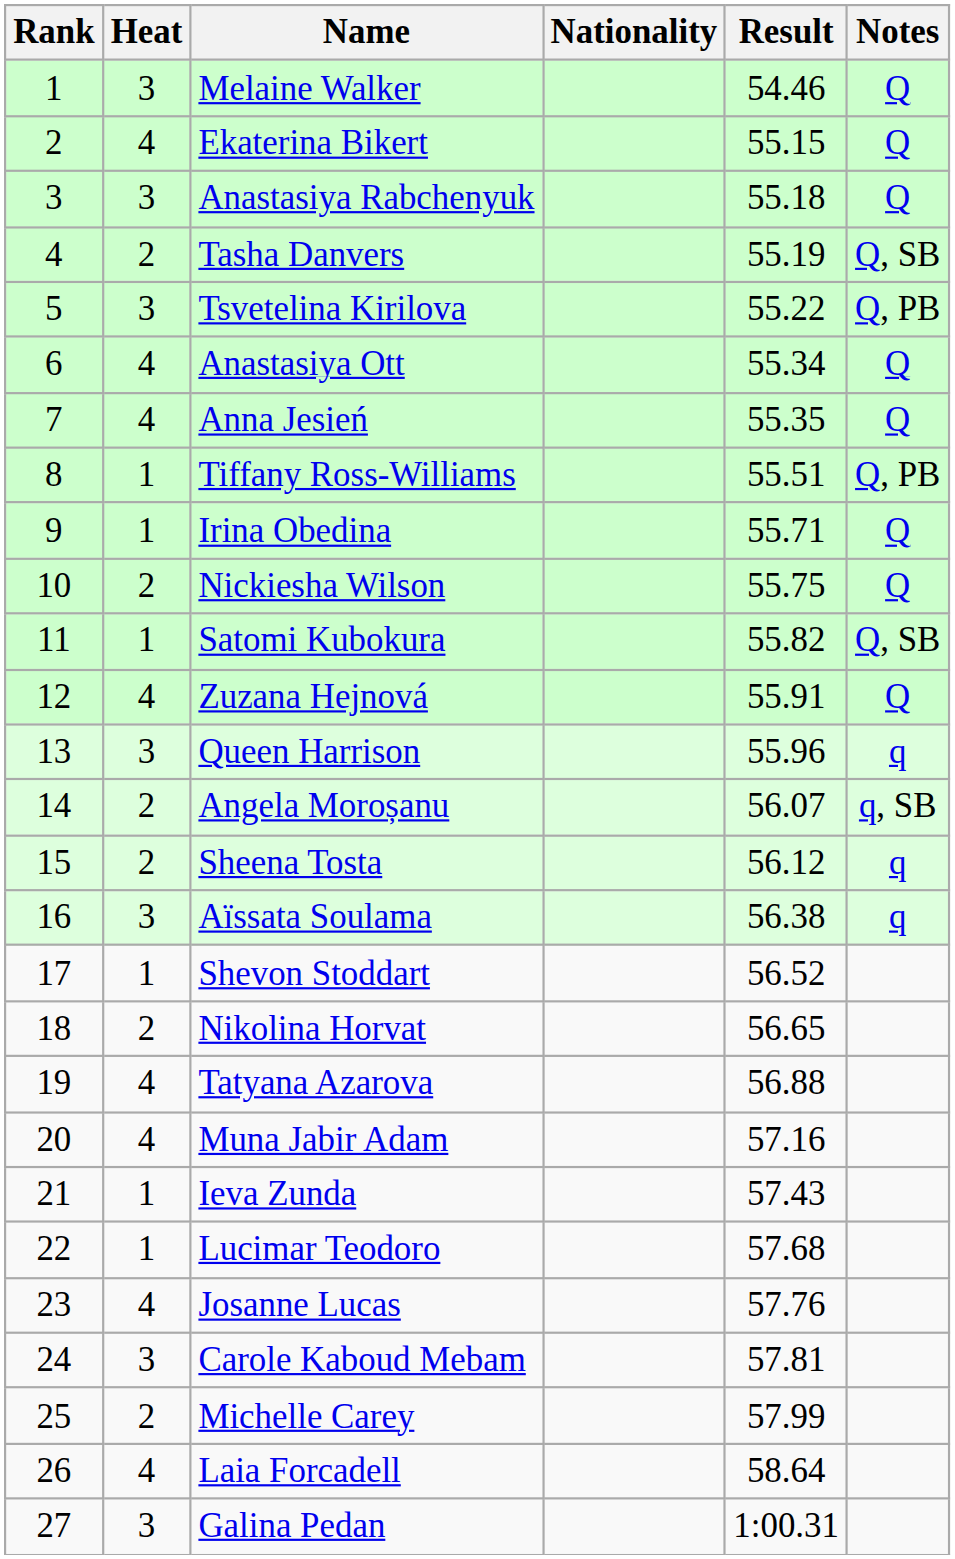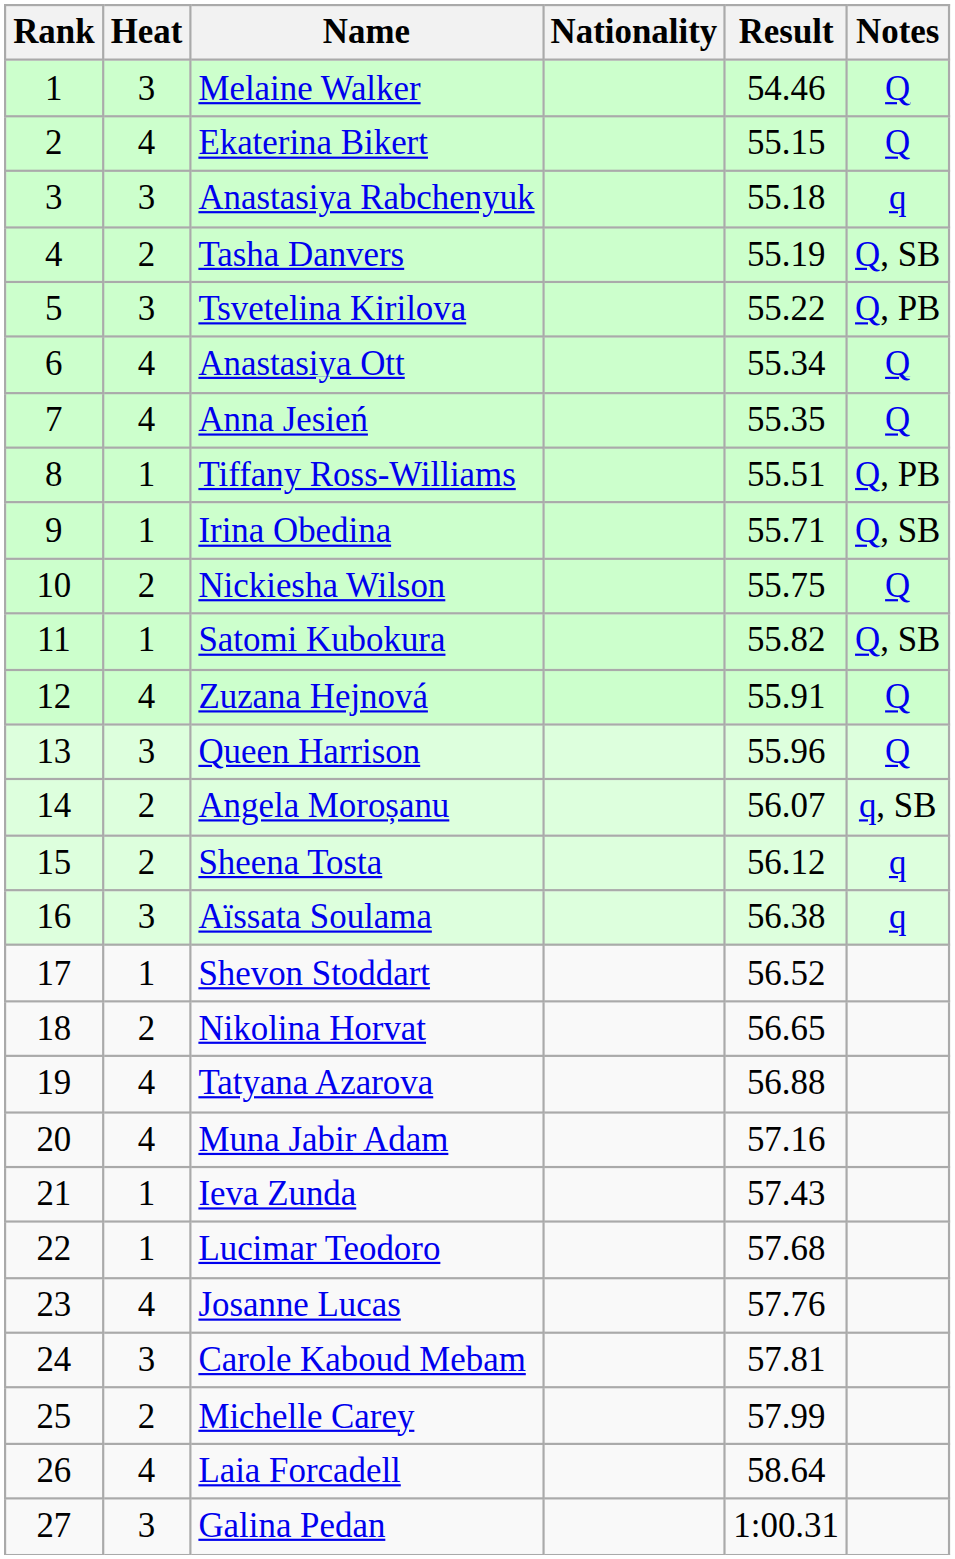(898, 198) Q -> (898, 198) q
(898, 530) Q -> (898, 530) Q, SB
(898, 751) q -> (898, 751) Q
